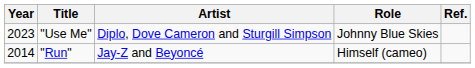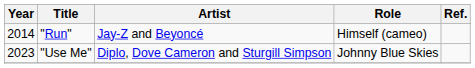rows swapped: (56, 53) <-> (66, 33)
